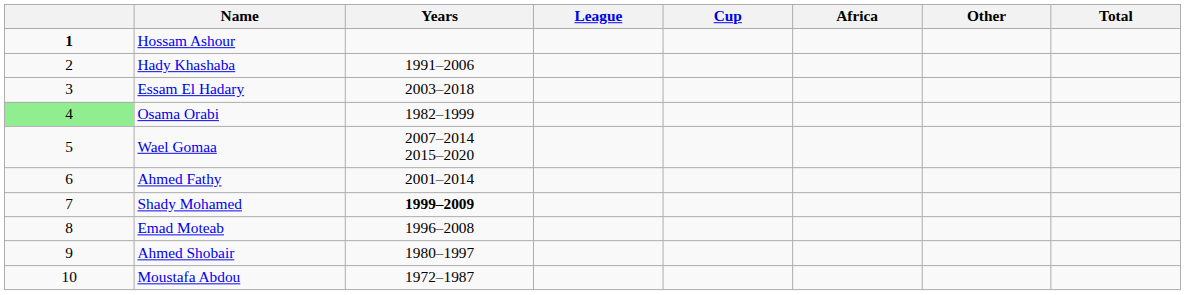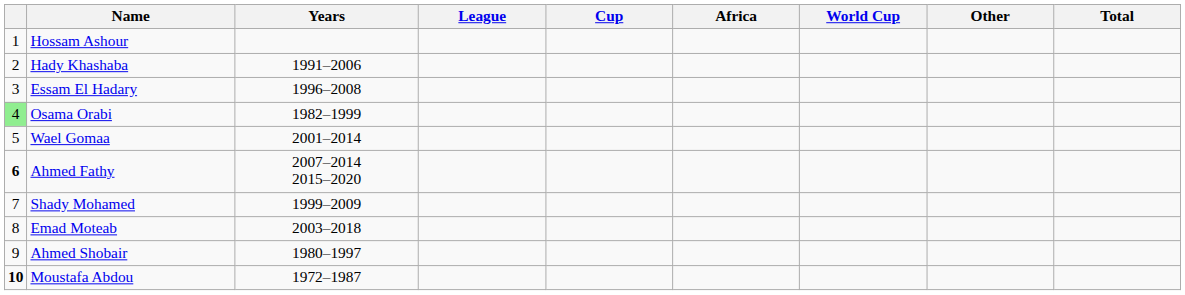+ column: (863, 16)
(69, 41) bold -> (16, 41) normal
(440, 89) 2003–2018 -> (327, 89) 1996–2008
(440, 147) 2007–2014 2015–2020 -> (327, 138) 2001–2014
(69, 180) normal -> (16, 171) bold
(440, 180) 2001–2014 -> (327, 171) 2007–2014 2015–2020
(440, 204) bold -> (327, 204) normal
(440, 228) 1996–2008 -> (327, 228) 2003–2018
(69, 277) normal -> (16, 277) bold
